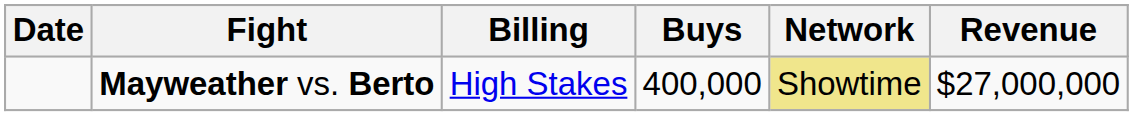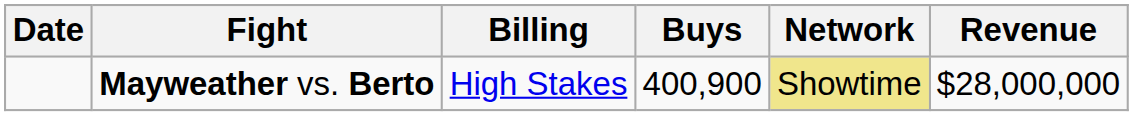(702, 82) 400,000 -> (702, 82) 400,900
(1028, 82) $27,000,000 -> (1028, 82) $28,000,000
